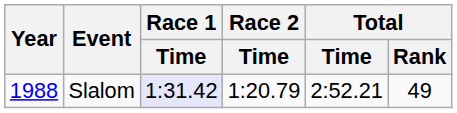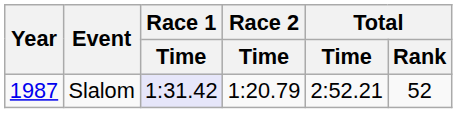(34, 91) 1988 -> (34, 91) 1987
(420, 91) 49 -> (420, 91) 52
